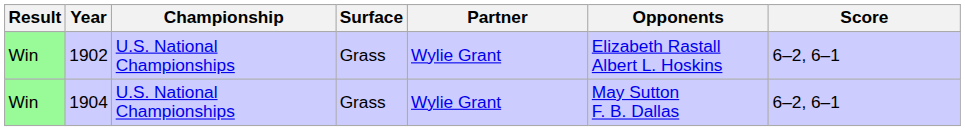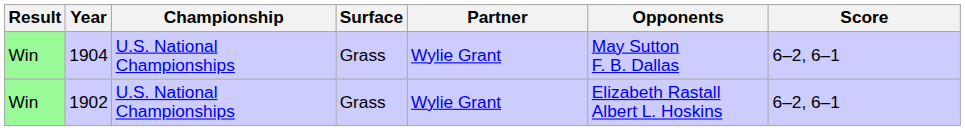rows swapped: (89, 55) <-> (89, 102)
